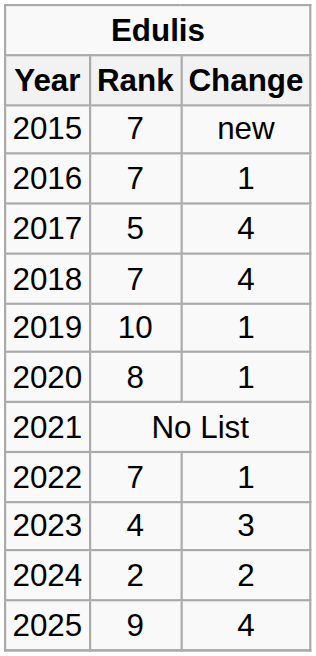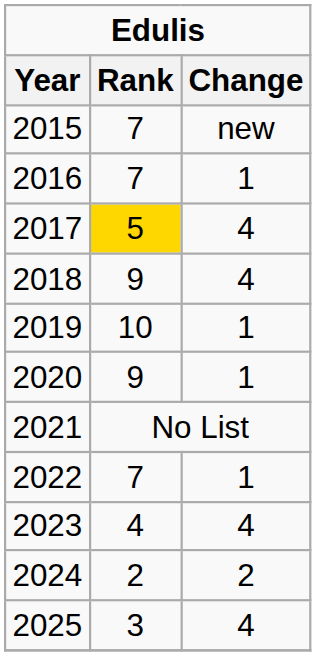(135, 229) no background -> (135, 229) gold background
(135, 278) 7 -> (135, 278) 9
(135, 377) 8 -> (135, 377) 9
(246, 526) 3 -> (246, 526) 4
(135, 625) 9 -> (135, 625) 3
